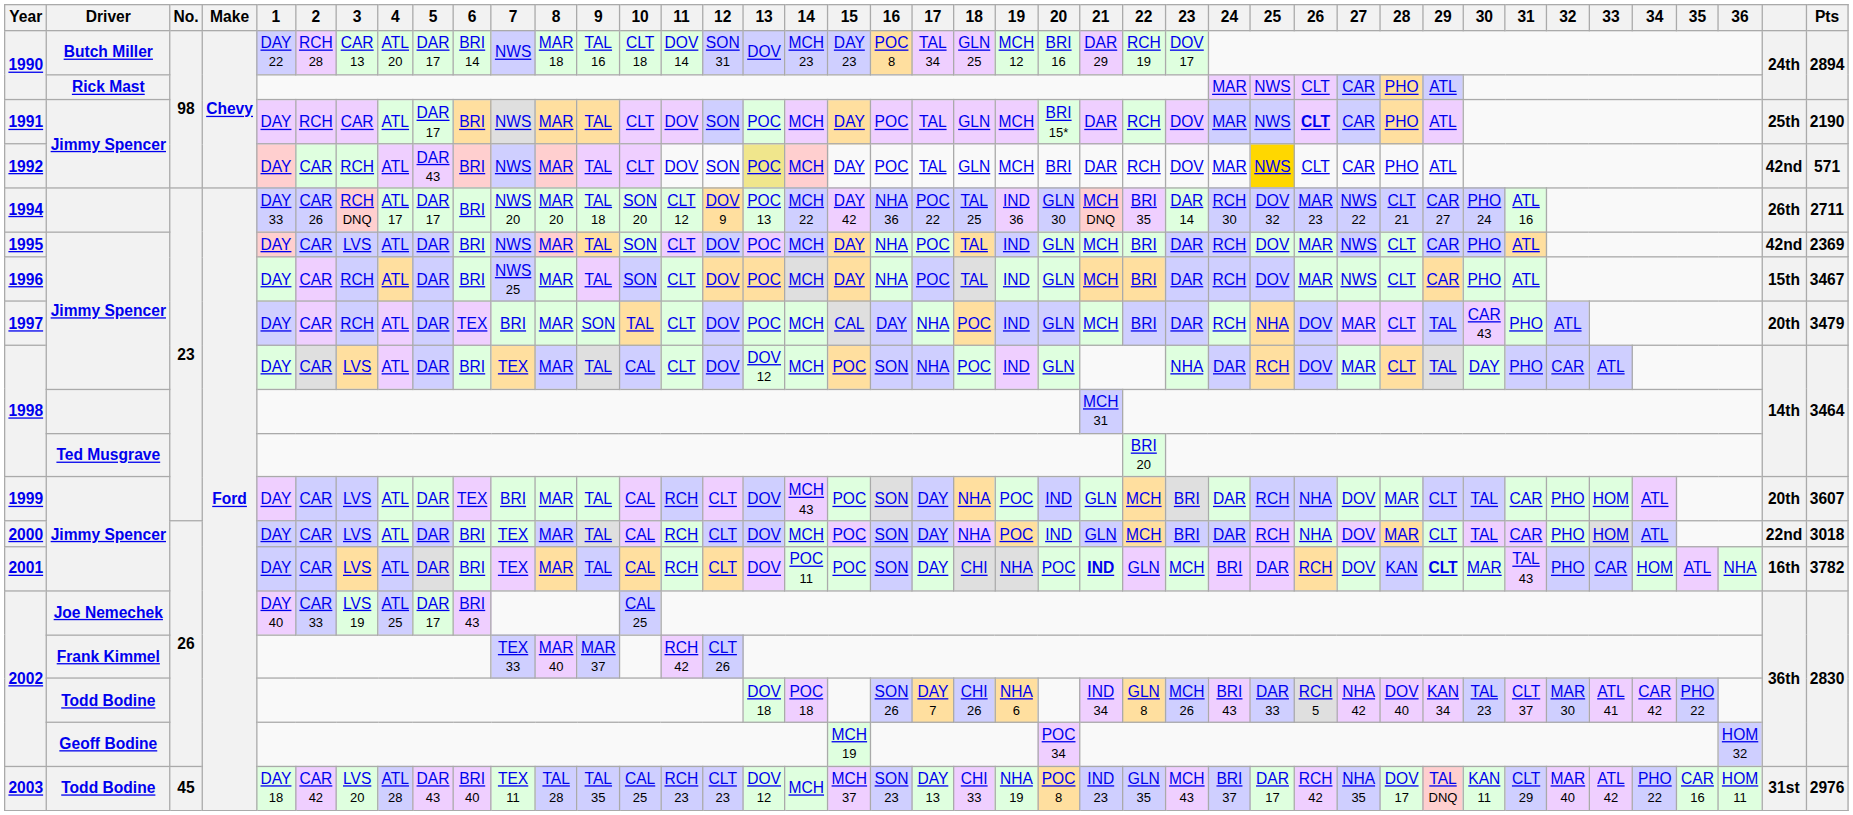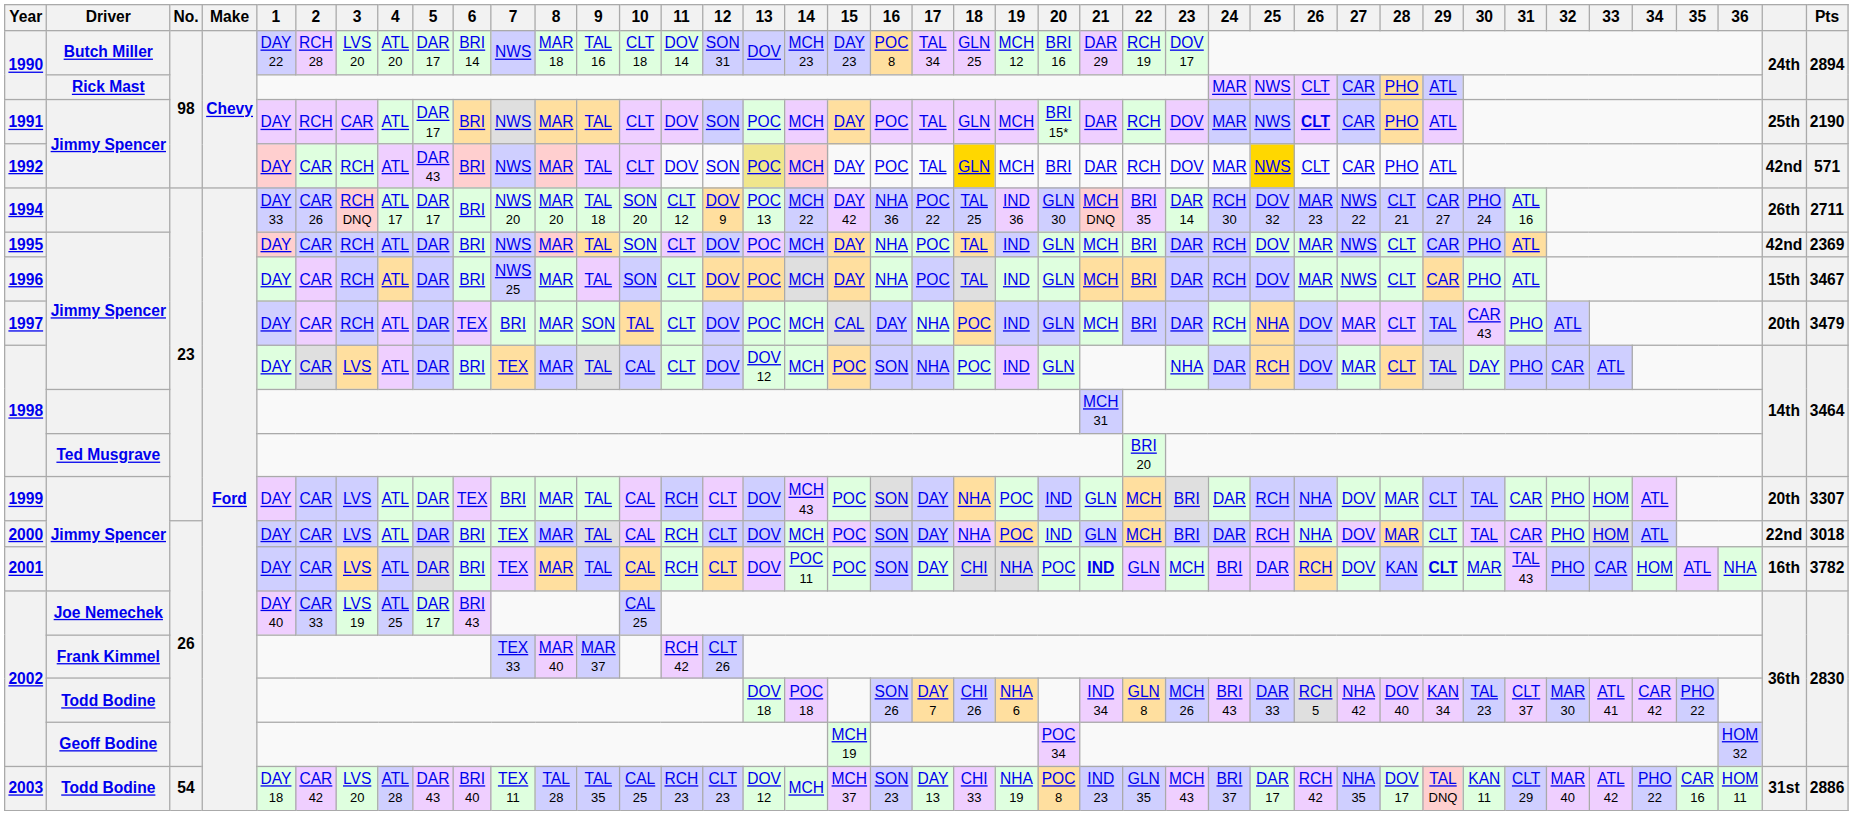(357, 52) CAR 13 -> (357, 52) LVS 20
(974, 166) no background -> (974, 166) gold background
(357, 245) LVS -> (357, 245) RCH
(1827, 499) 3607 -> (1827, 499) 3307
(186, 788) 45 -> (186, 788) 54
(1827, 788) 2976 -> (1827, 788) 2886
